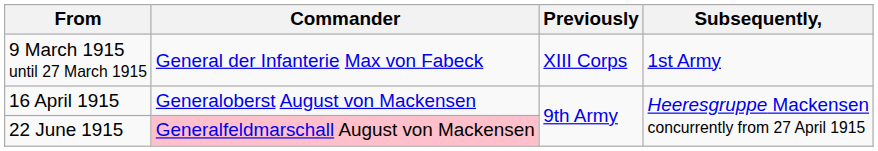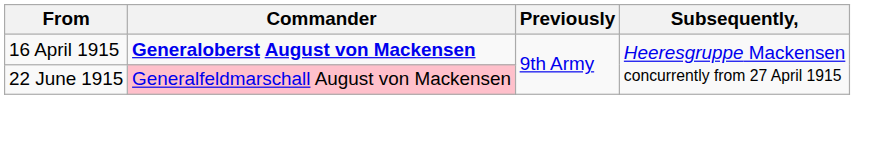- row: (78, 60)
(316, 100) normal -> (304, 49) bold
